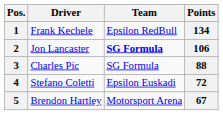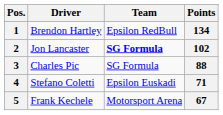(62, 30) Frank Kechele -> (66, 30) Brendon Hartley
(201, 47) 106 -> (201, 47) 102
(201, 82) 72 -> (201, 82) 71
(66, 100) Brendon Hartley -> (62, 100) Frank Kechele
